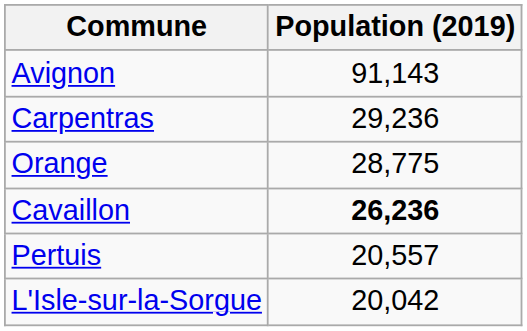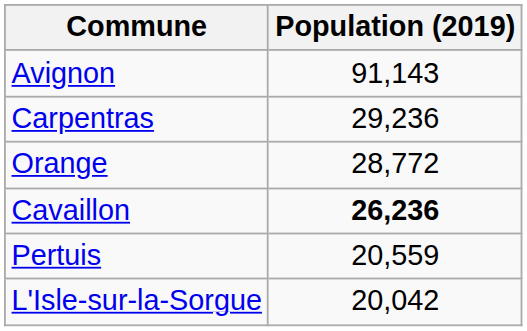(395, 164) 28,775 -> (395, 164) 28,772
(395, 255) 20,557 -> (395, 255) 20,559
